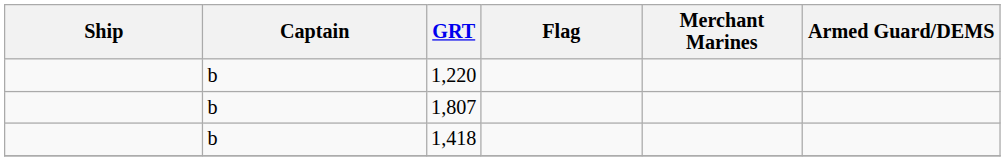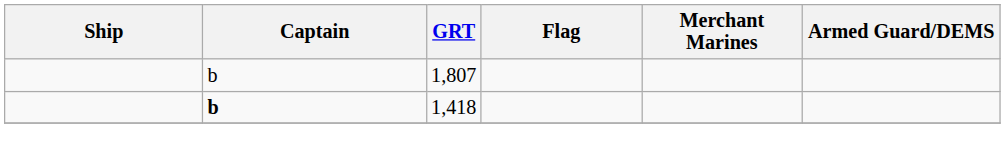- row: (454, 75)
(213, 139) normal -> (213, 107) bold
